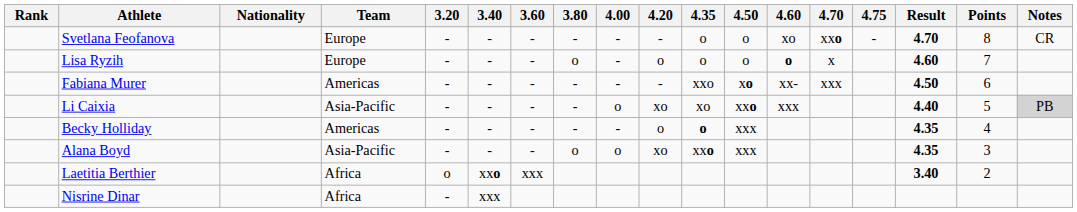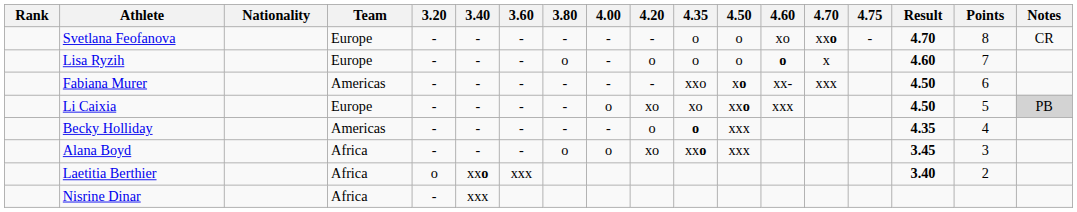(360, 106) Asia-Pacific -> (352, 106) Europe
(926, 106) 4.40 -> (923, 106) 4.50
(360, 151) Asia-Pacific -> (349, 151) Africa
(926, 151) 4.35 -> (923, 151) 3.45
